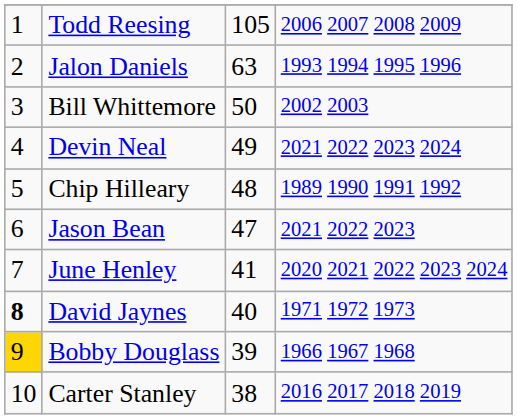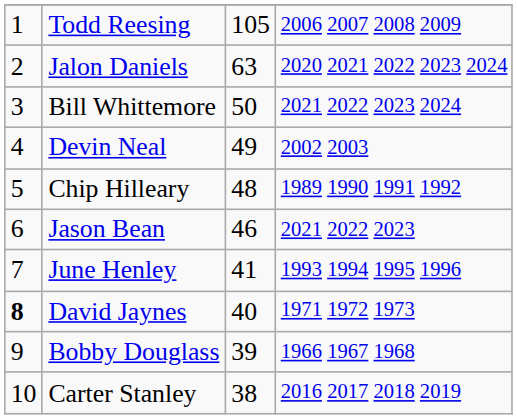(371, 65) 1993 1994 1995 1996 -> (394, 65) 2020 2021 2022 2023 2024
(325, 106) 2002 2003 -> (371, 106) 2021 2022 2023 2024
(371, 147) 2021 2022 2023 2024 -> (325, 147) 2002 2003
(244, 229) 47 -> (244, 229) 46
(394, 270) 2020 2021 2022 2023 2024 -> (371, 270) 1993 1994 1995 1996
(17, 351) gold background -> (17, 351) no background
